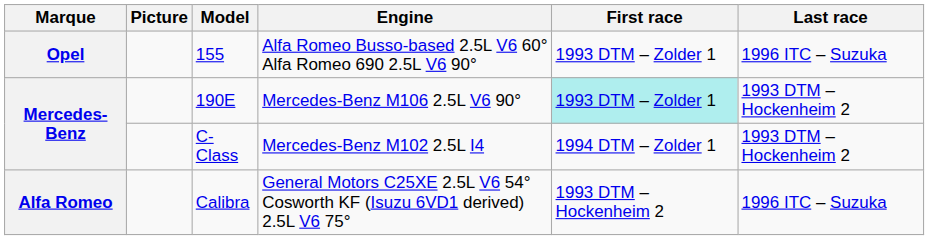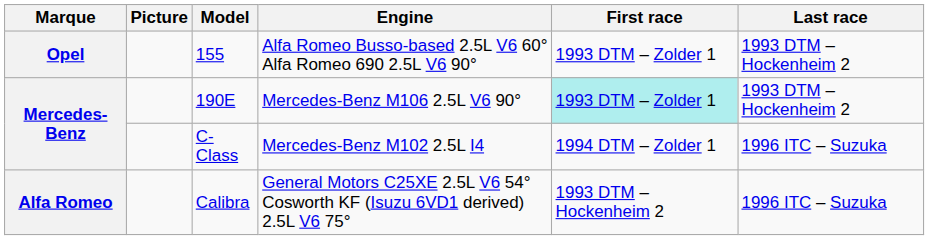(814, 54) 1996 ITC – Suzuka -> (796, 54) 1993 DTM – Hockenheim 2
(796, 146) 1993 DTM – Hockenheim 2 -> (814, 146) 1996 ITC – Suzuka
